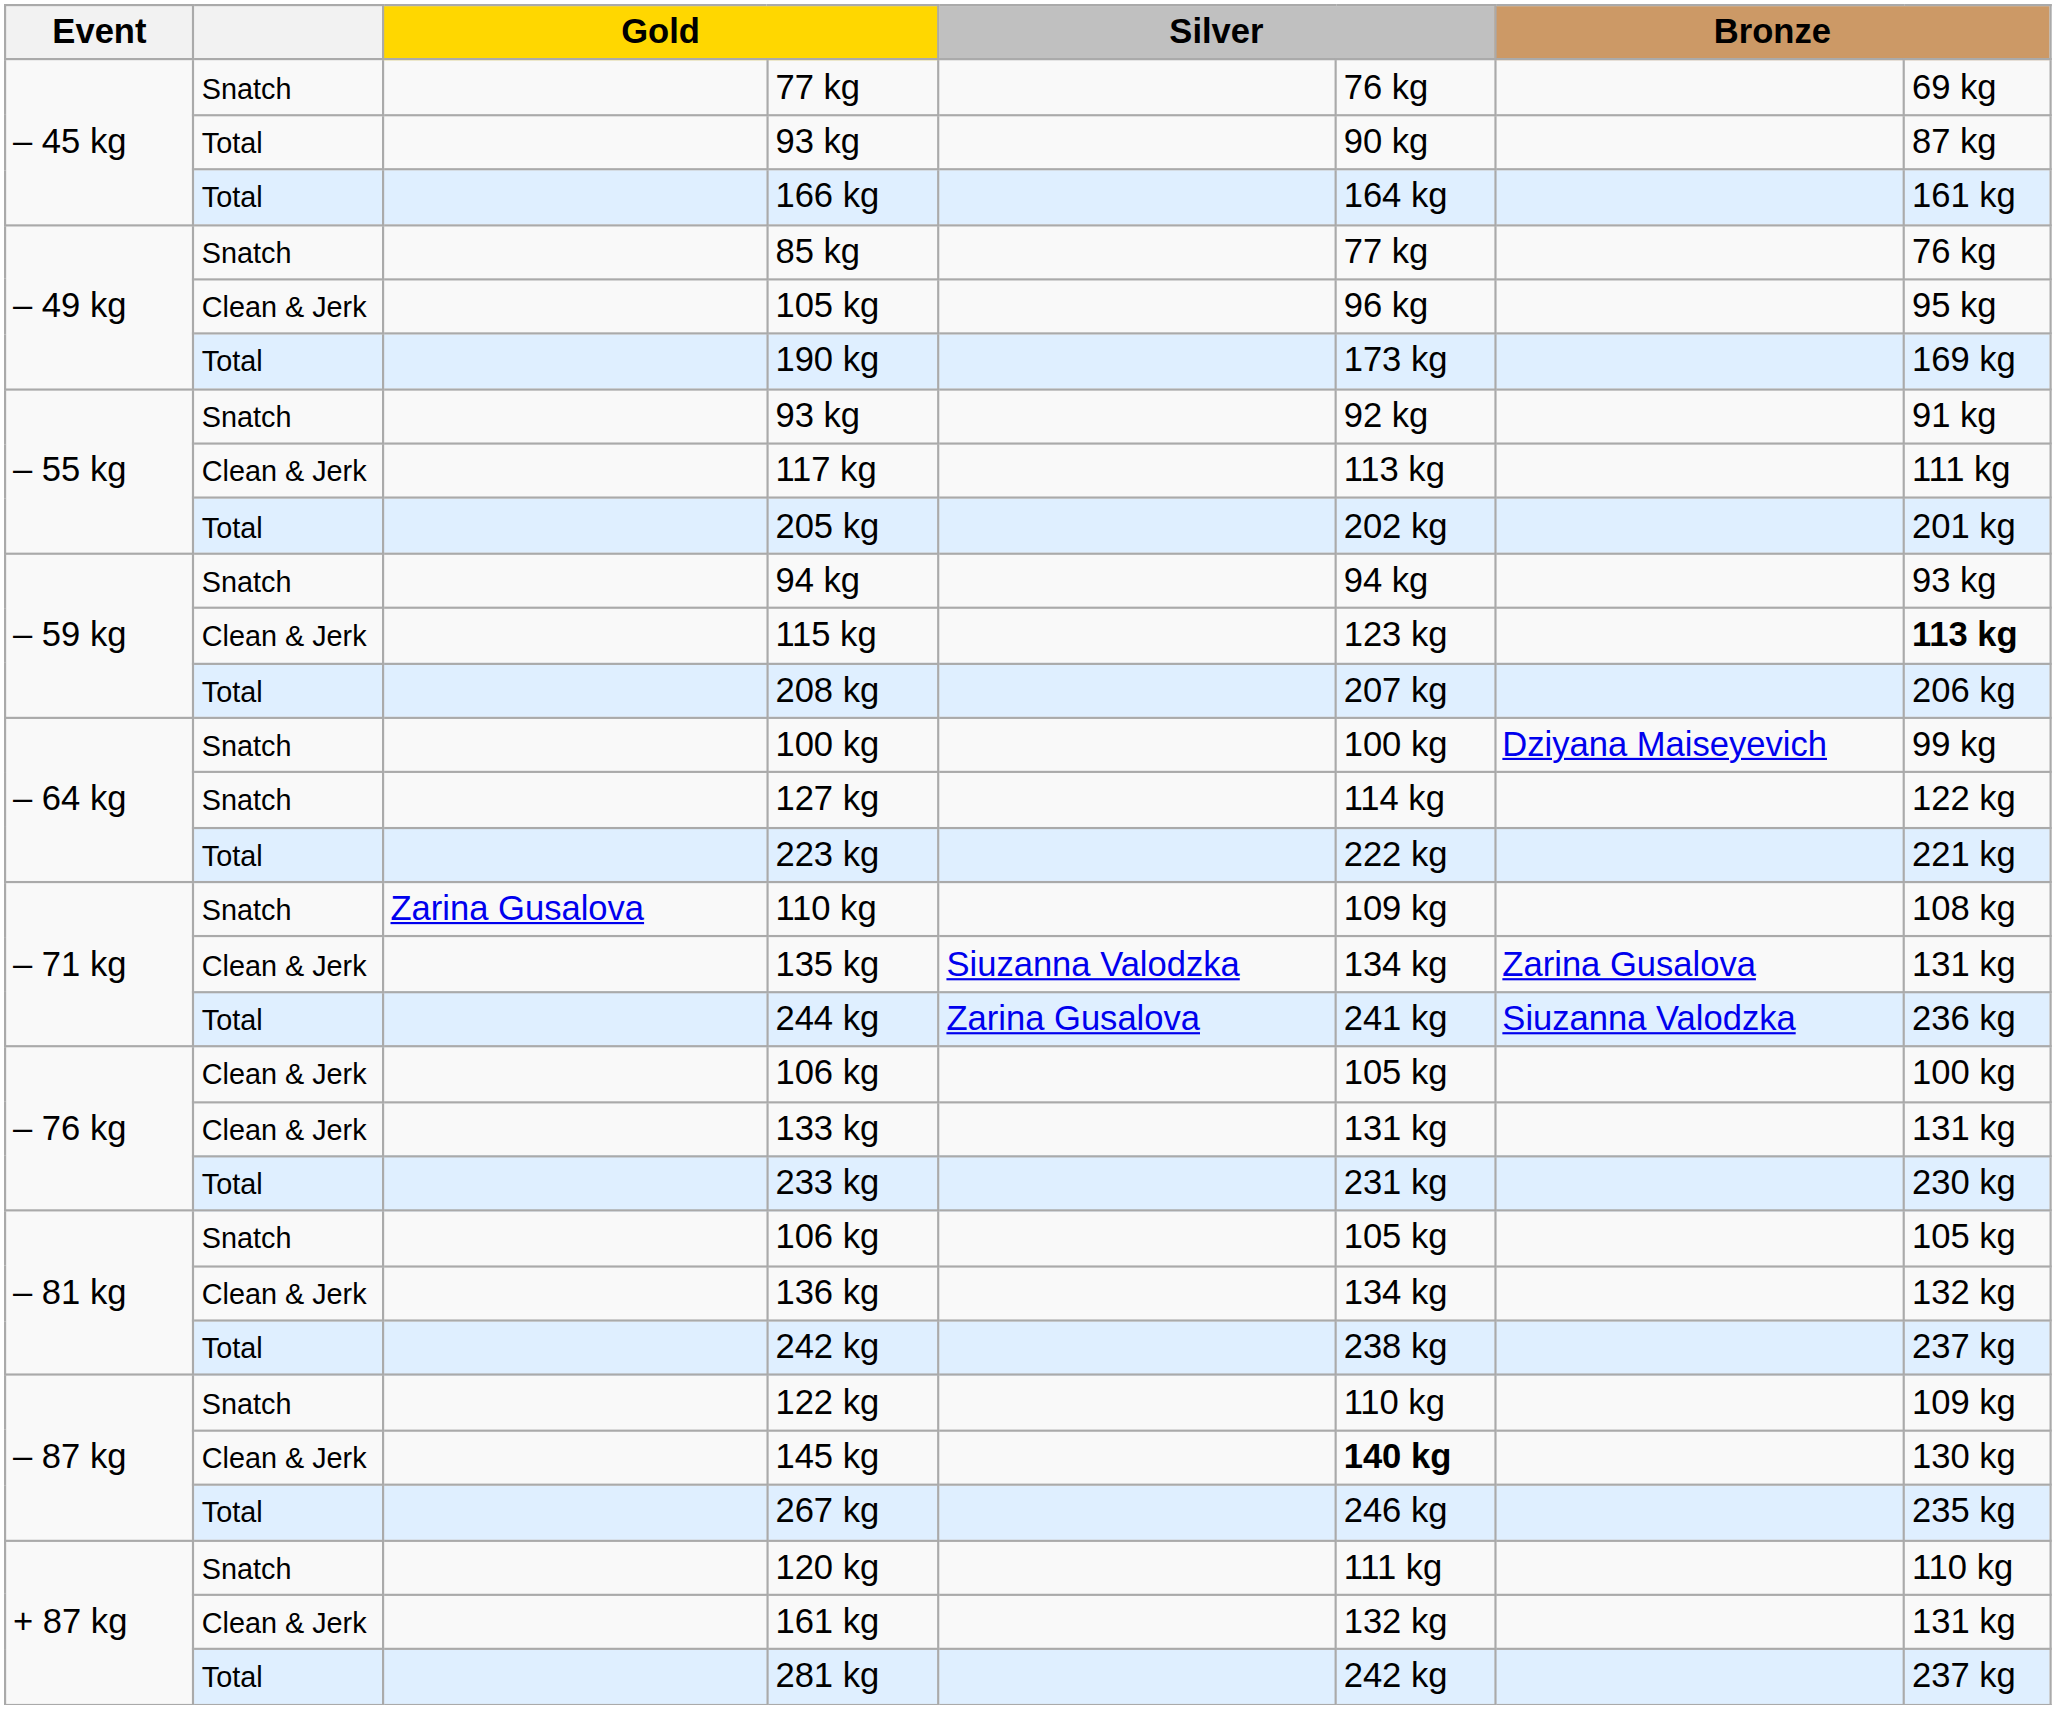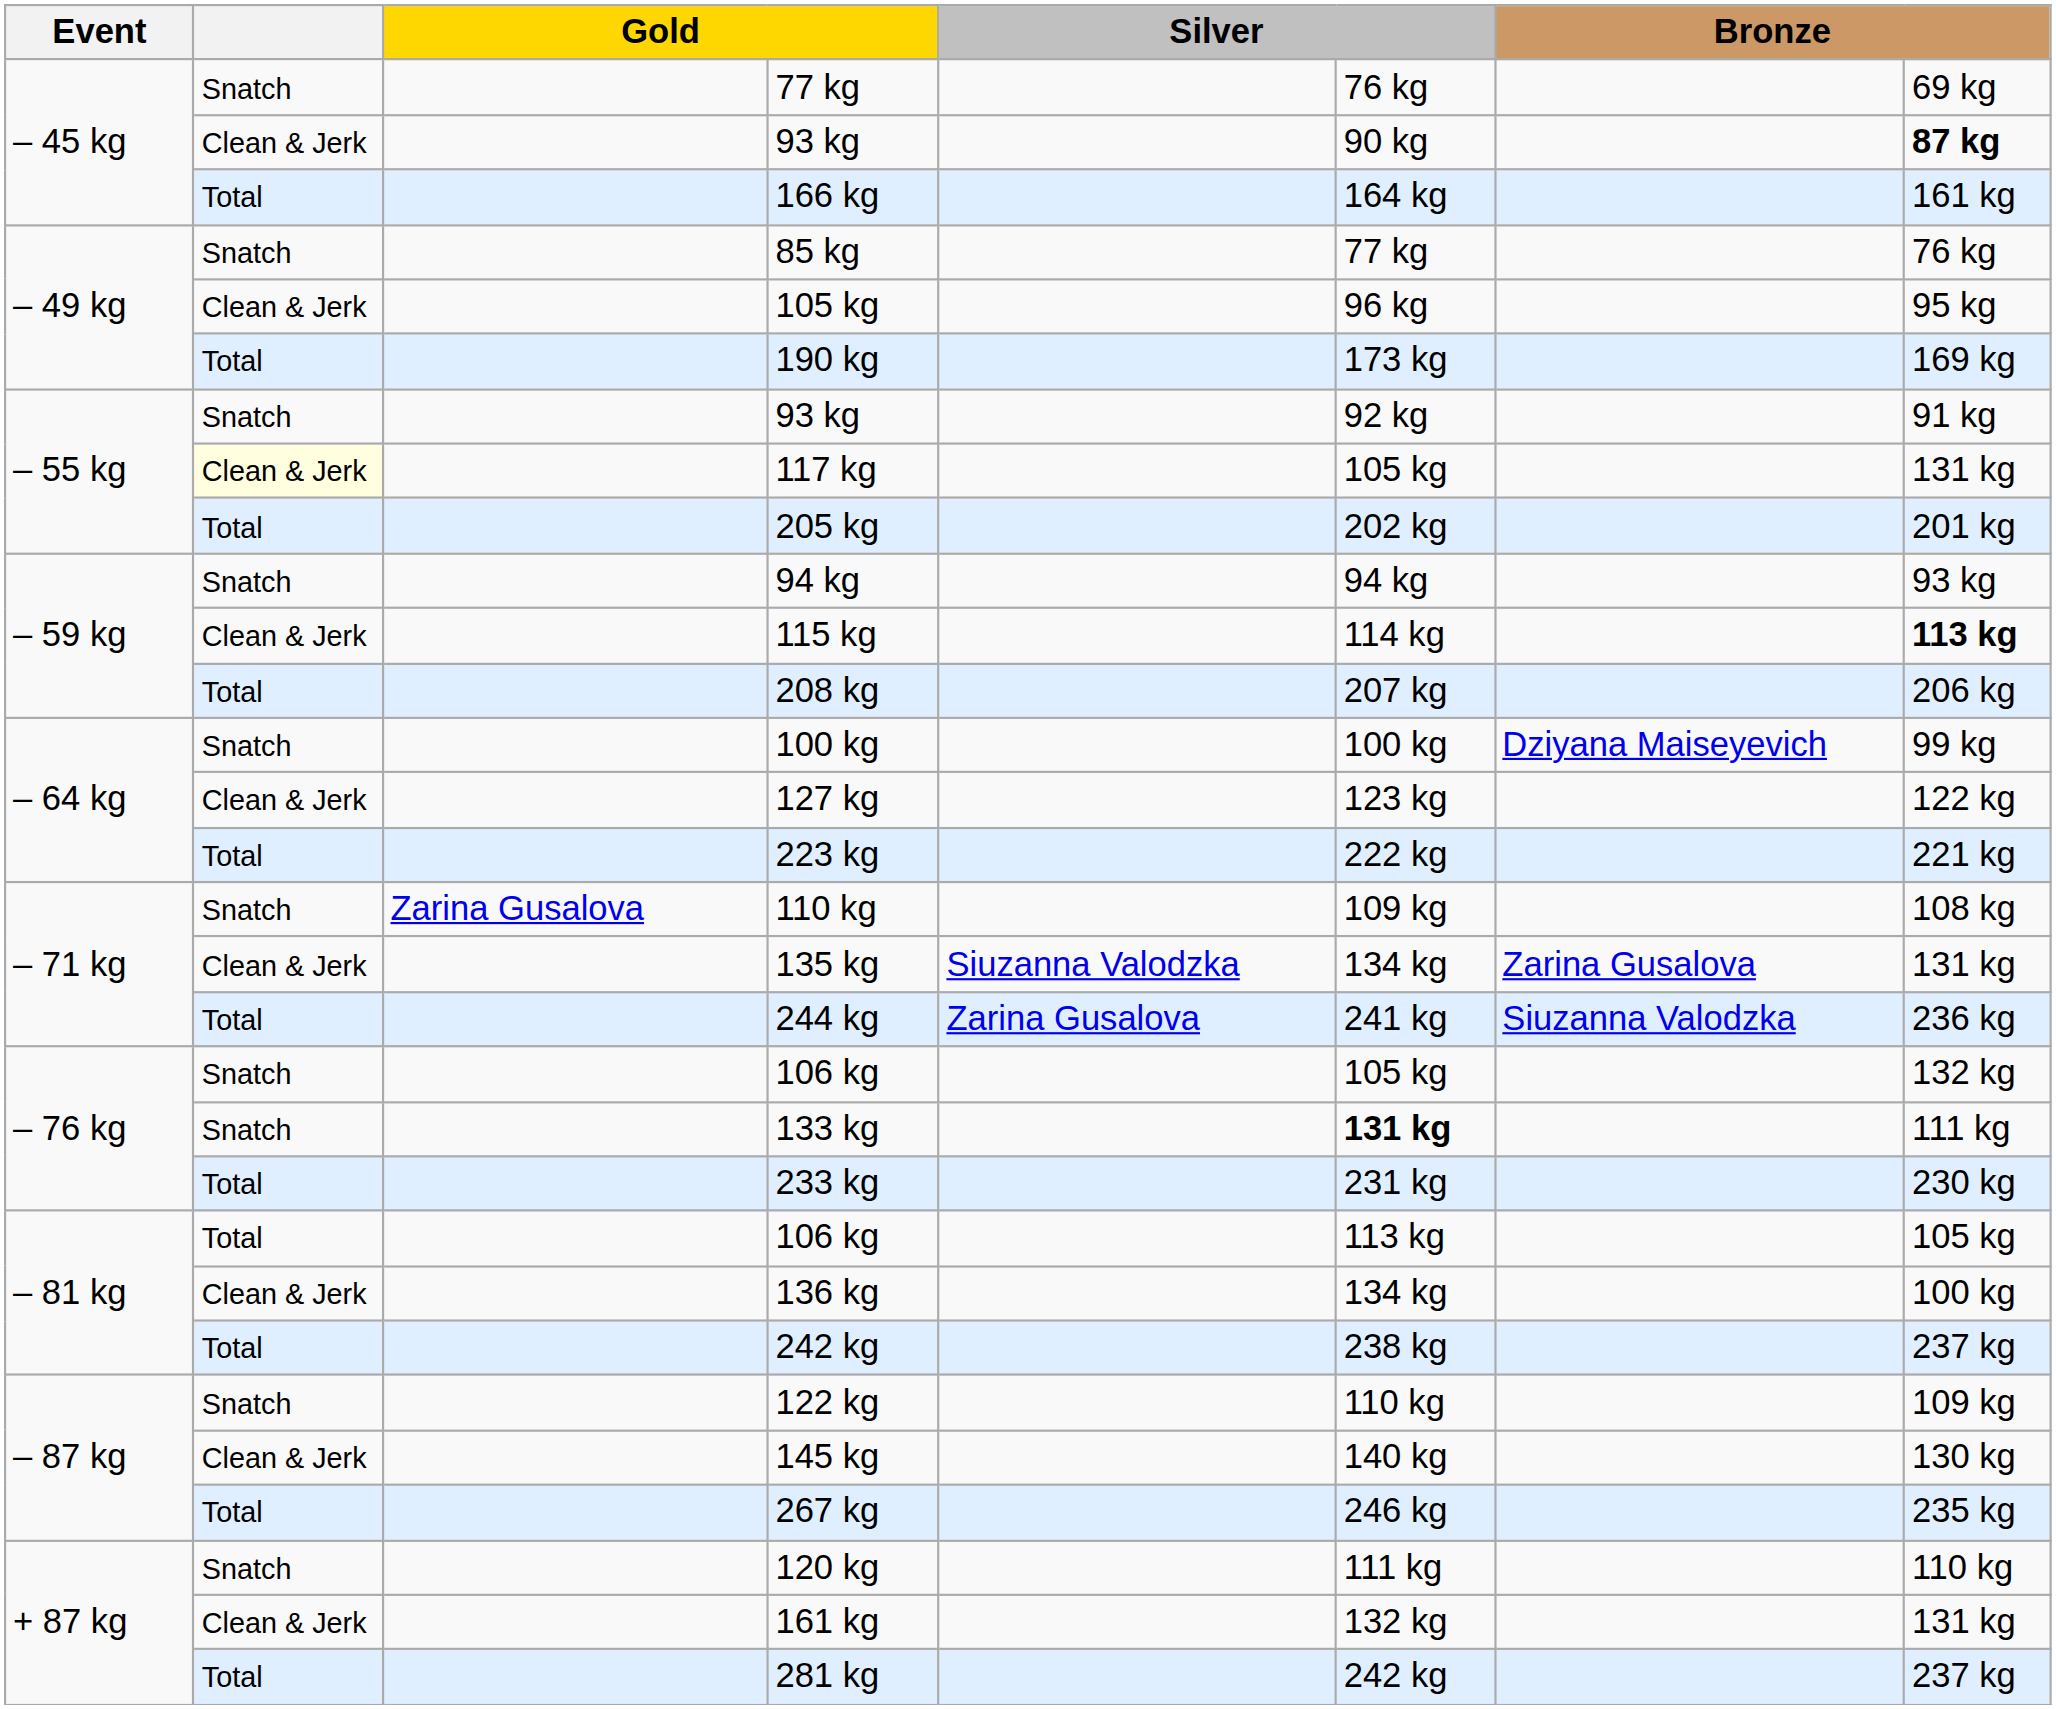(232, 143) Total -> (284, 143) Clean & Jerk
(1954, 141) normal -> (1956, 141) bold
(284, 472) no background -> (284, 472) lightyellow background
(1394, 470) 113 kg -> (1396, 470) 105 kg
(1961, 470) 111 kg -> (1964, 470) 131 kg
(1396, 634) 123 kg -> (1394, 634) 114 kg
(247, 801) Snatch -> (284, 801) Clean & Jerk
(1394, 799) 114 kg -> (1396, 799) 123 kg
(284, 1075) Clean & Jerk -> (247, 1075) Snatch
(1964, 1073) 100 kg -> (1964, 1073) 132 kg
(284, 1130) Clean & Jerk -> (247, 1130) Snatch
(1396, 1128) normal -> (1397, 1128) bold
(1964, 1128) 131 kg -> (1961, 1128) 111 kg
(247, 1239) Snatch -> (232, 1239) Total
(1396, 1237) 105 kg -> (1394, 1237) 113 kg
(1964, 1292) 132 kg -> (1964, 1292) 100 kg
(1397, 1456) bold -> (1396, 1456) normal
